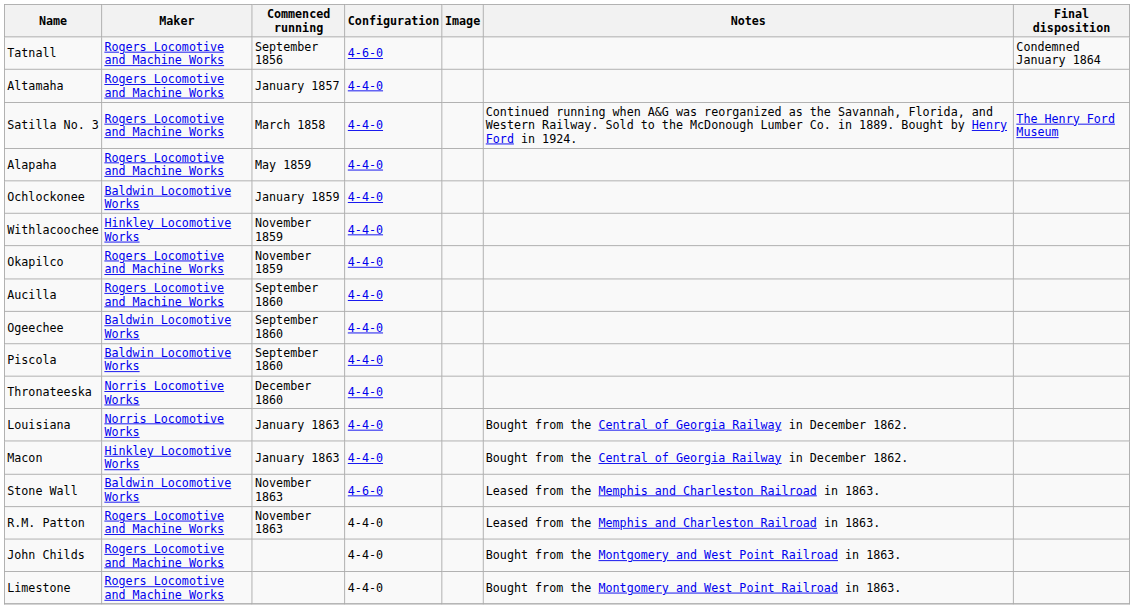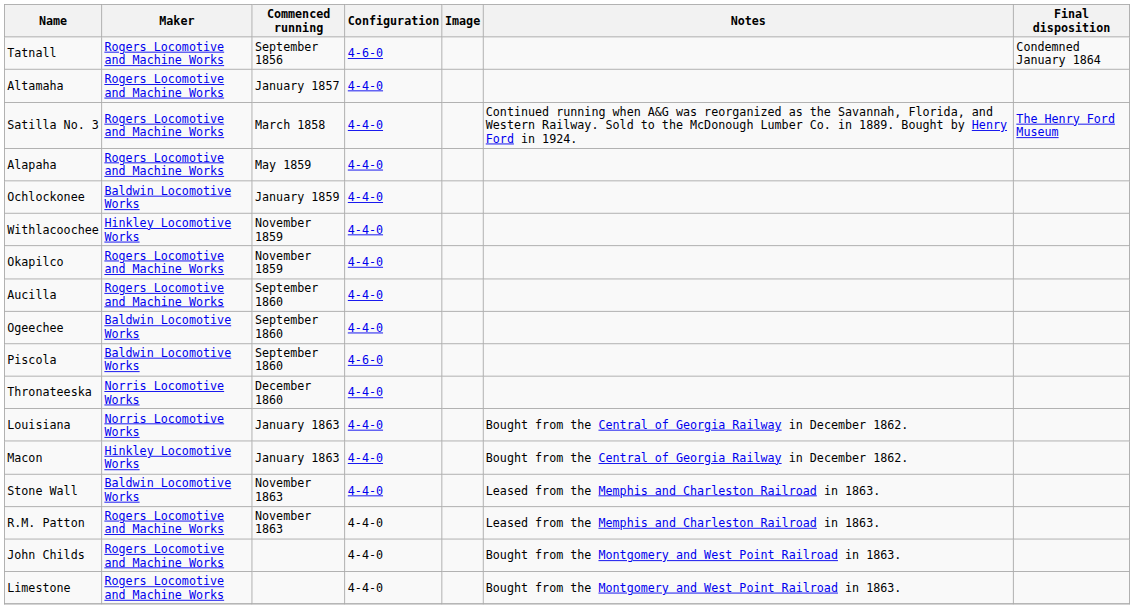(365, 360) 4-4-0 -> (365, 360) 4-6-0
(365, 490) 4-6-0 -> (365, 490) 4-4-0
